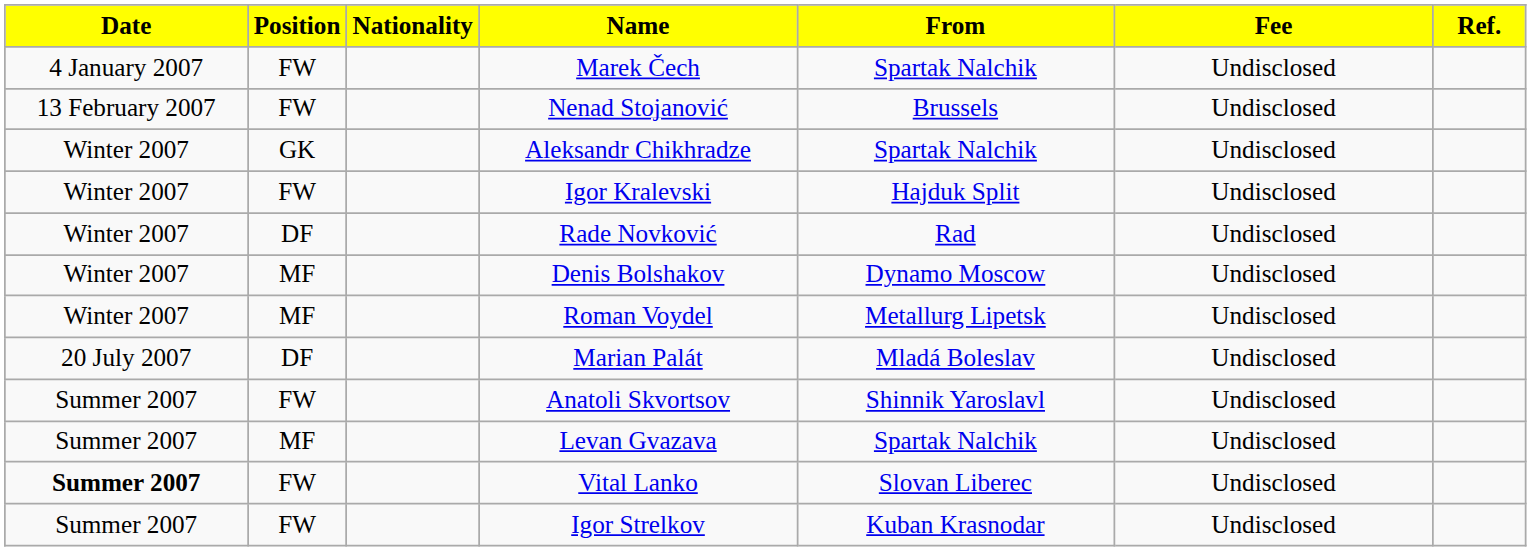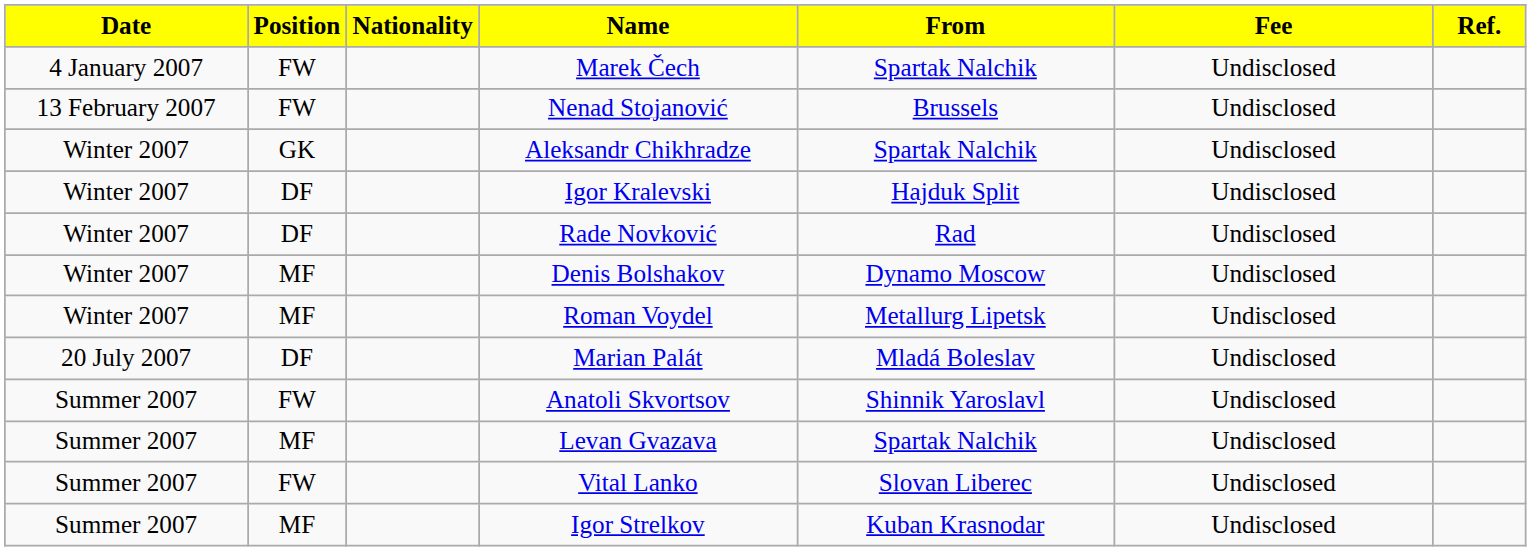(297, 191) FW -> (297, 191) DF
(126, 482) bold -> (126, 482) normal
(297, 524) FW -> (297, 524) MF
